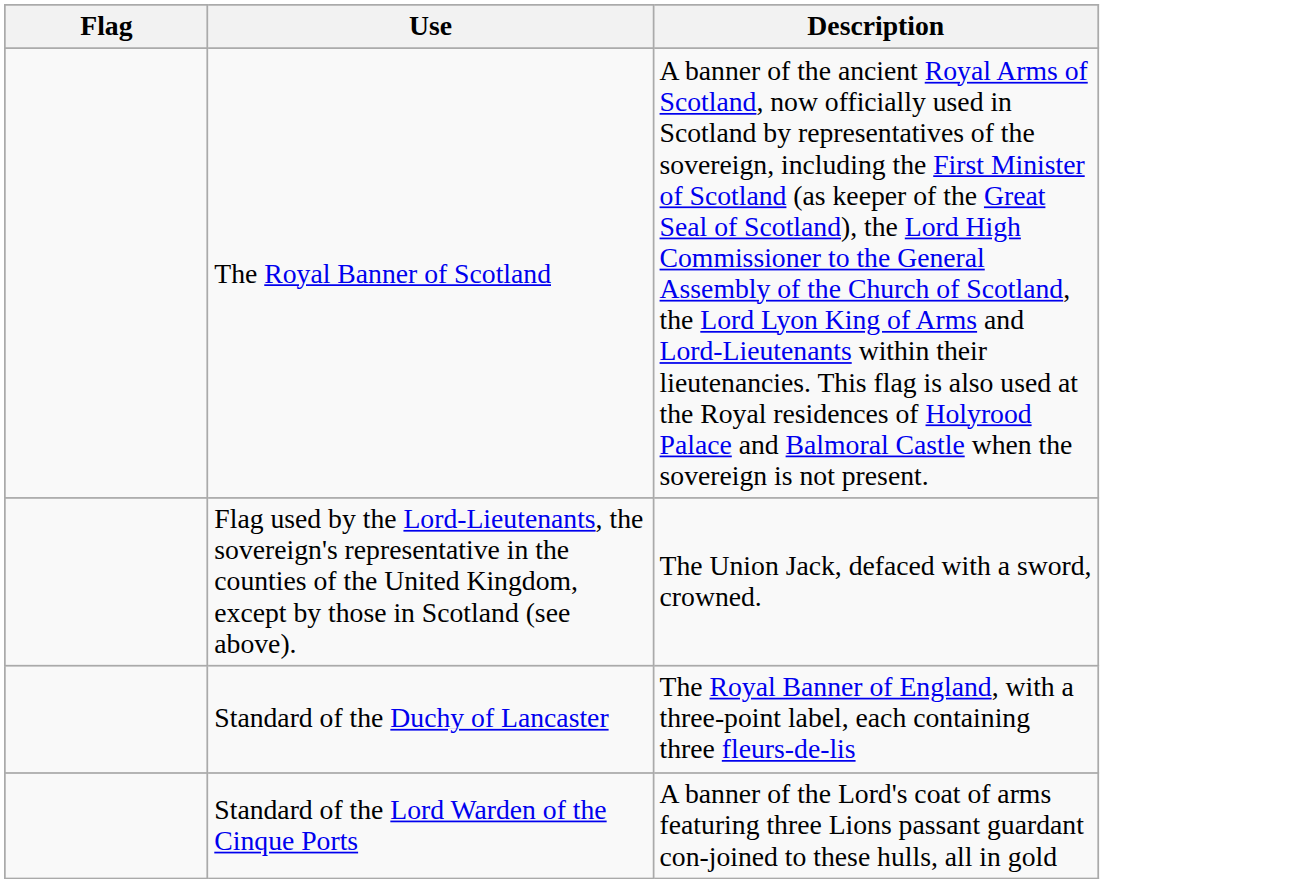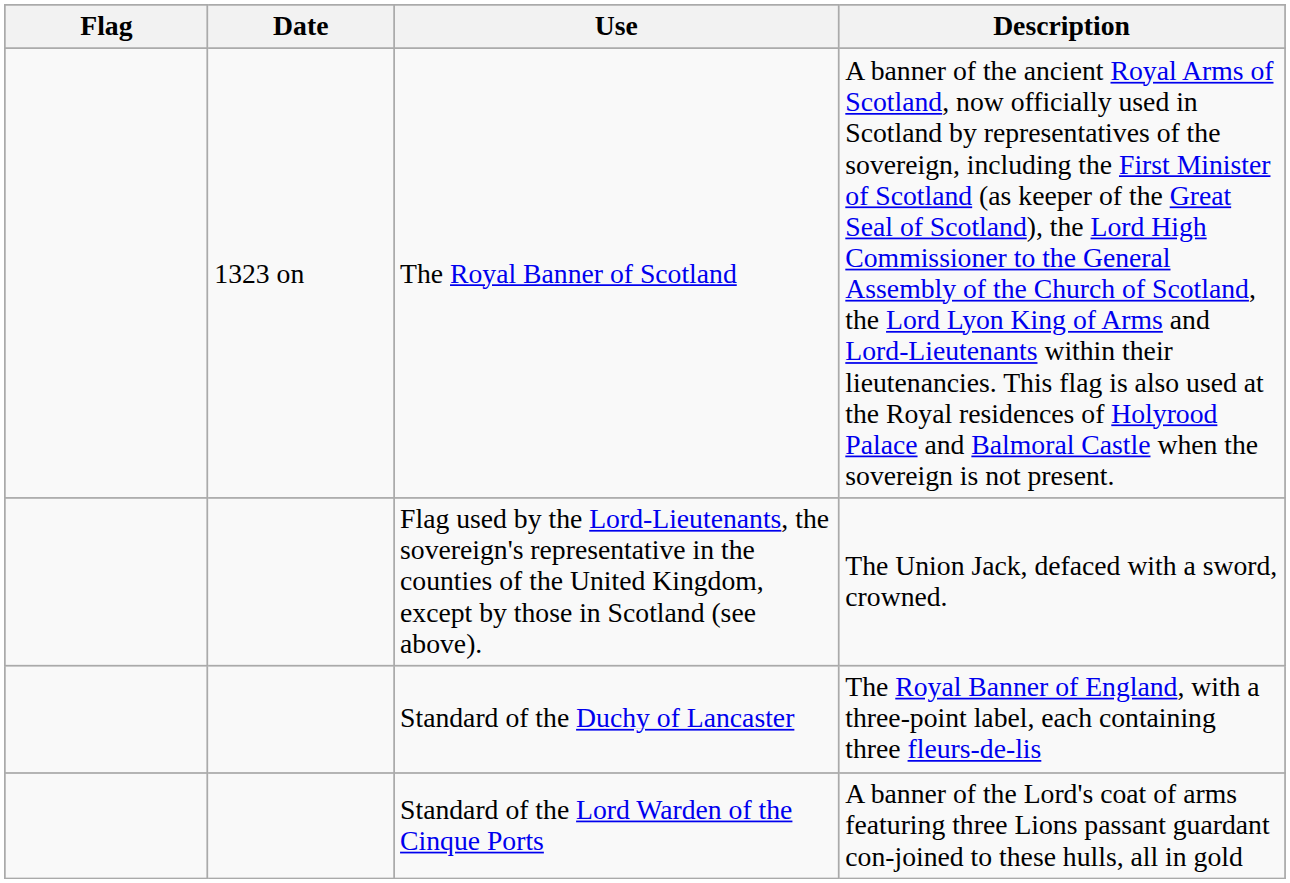+ column: (301, 26)
